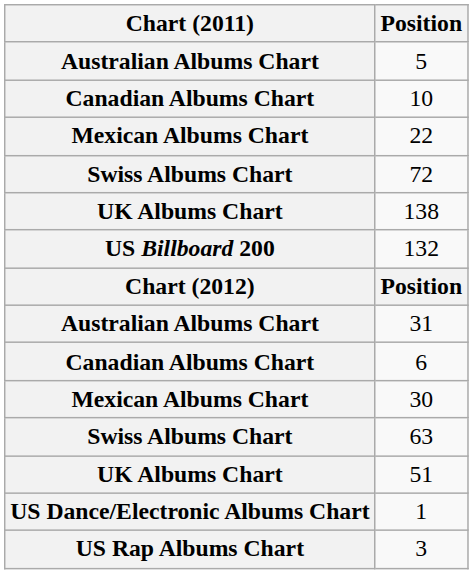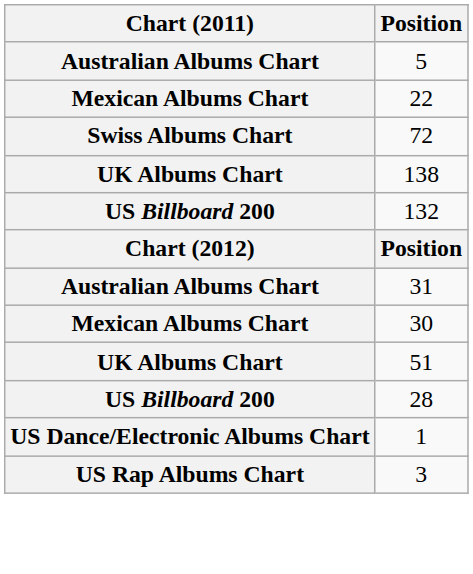- row: (421, 98)
- row: (421, 361)
- row: (421, 436)
+ row: (421, 398)
